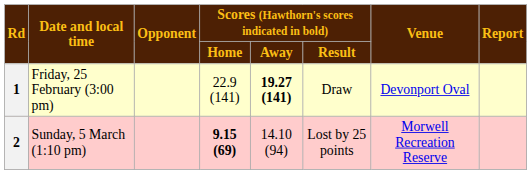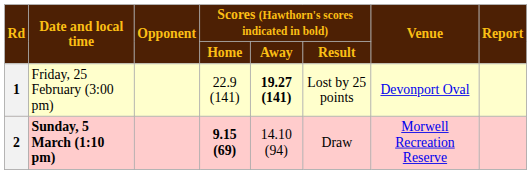(337, 90) Draw -> (337, 90) Lost by 25 points
(78, 142) normal -> (68, 142) bold
(337, 142) Lost by 25 points -> (337, 142) Draw
